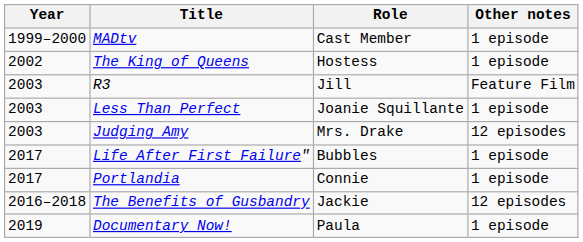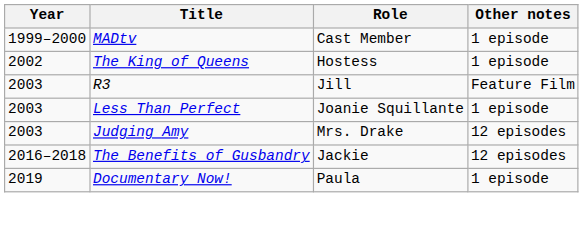- row: (201, 157)
- row: (136, 180)
